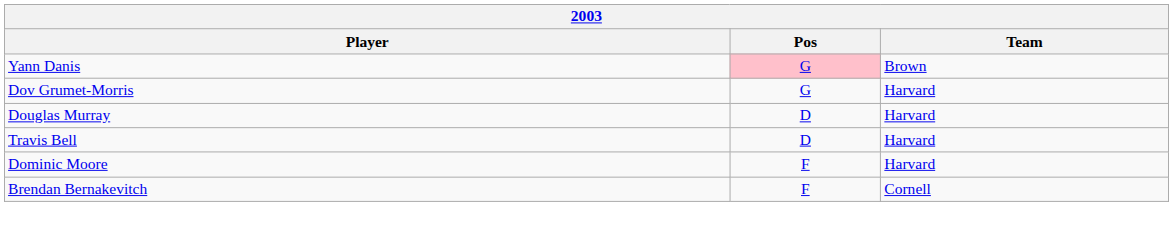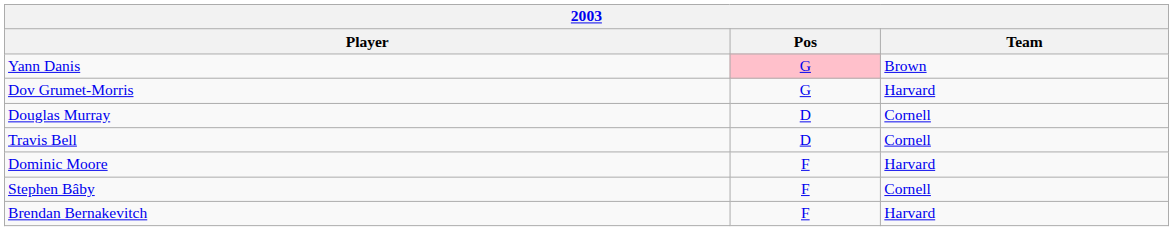(910, 115) Harvard -> (908, 115) Cornell
(910, 139) Harvard -> (908, 139) Cornell
+ row: (51, 189)
(908, 189) Cornell -> (910, 213) Harvard
